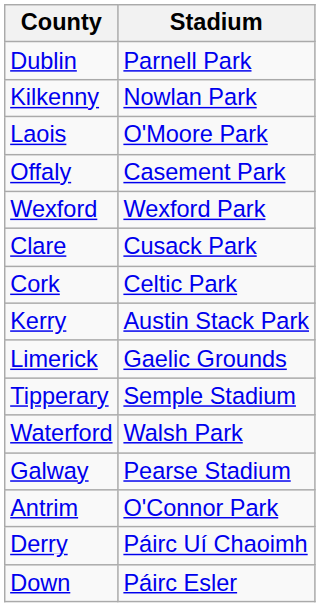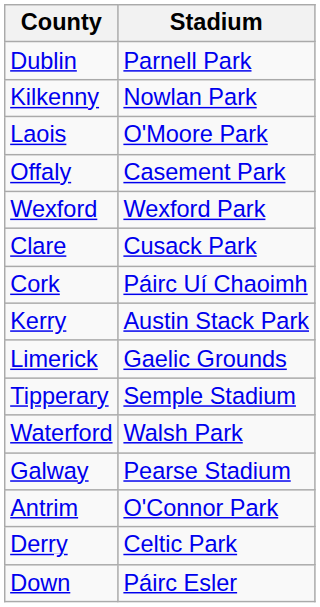(180, 284) Celtic Park -> (216, 284) Páirc Uí Chaoimh
(216, 545) Páirc Uí Chaoimh -> (180, 545) Celtic Park
